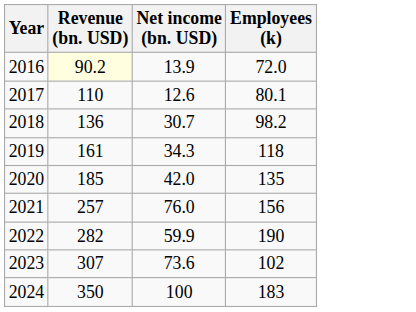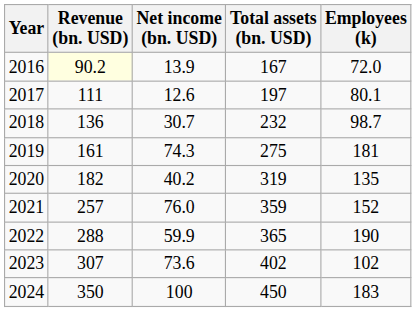+ column: (273, 28)
(90, 94) 110 -> (90, 94) 111
(271, 123) 98.2 -> (366, 123) 98.7
(179, 151) 34.3 -> (179, 151) 74.3
(271, 151) 118 -> (366, 151) 181
(90, 179) 185 -> (90, 179) 182
(179, 179) 42.0 -> (179, 179) 40.2
(271, 207) 156 -> (366, 207) 152
(90, 235) 282 -> (90, 235) 288
